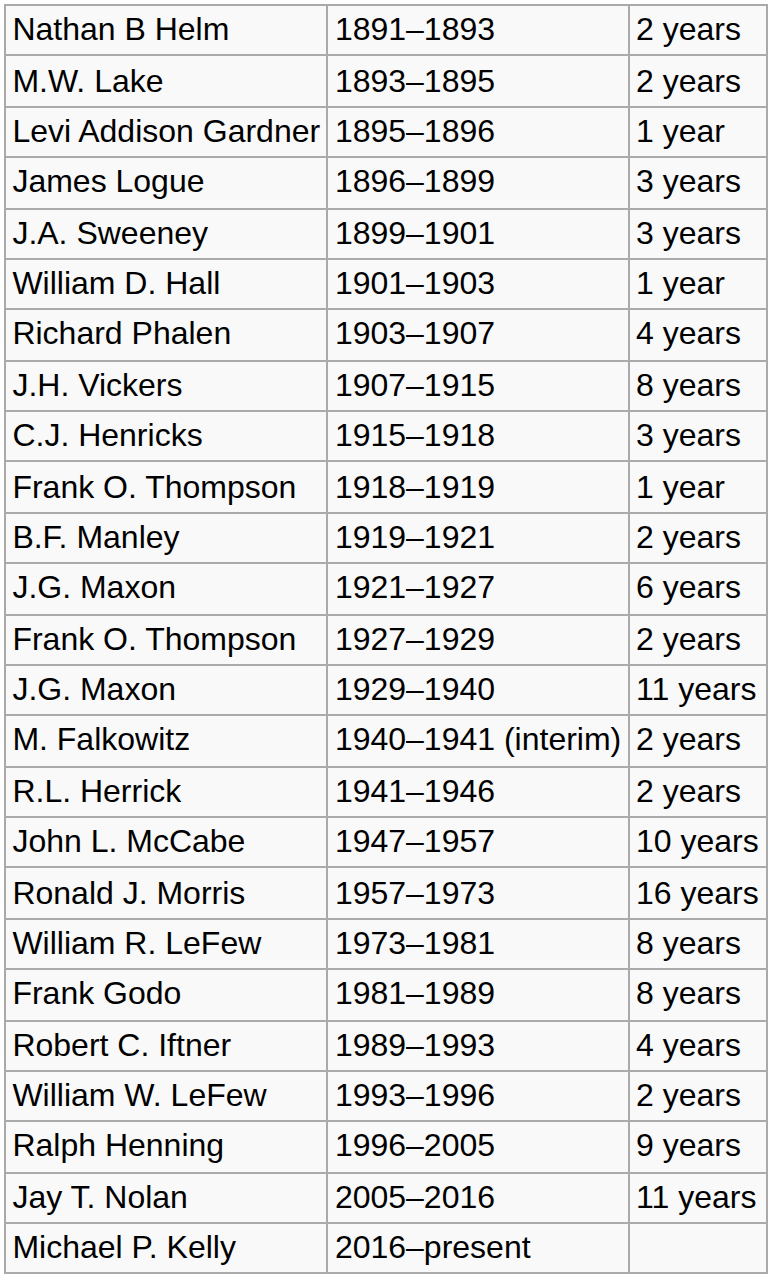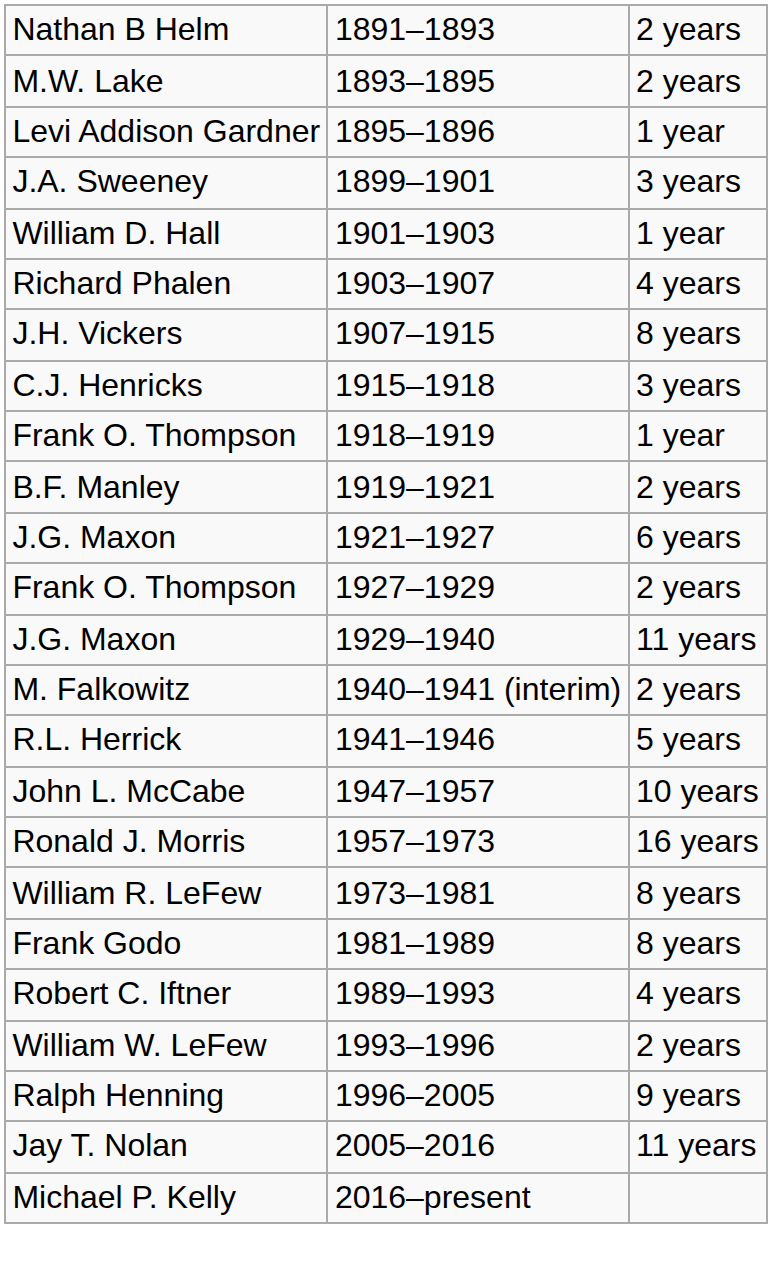- row: (108, 182)
(688, 791) 2 years -> (688, 740) 5 years
